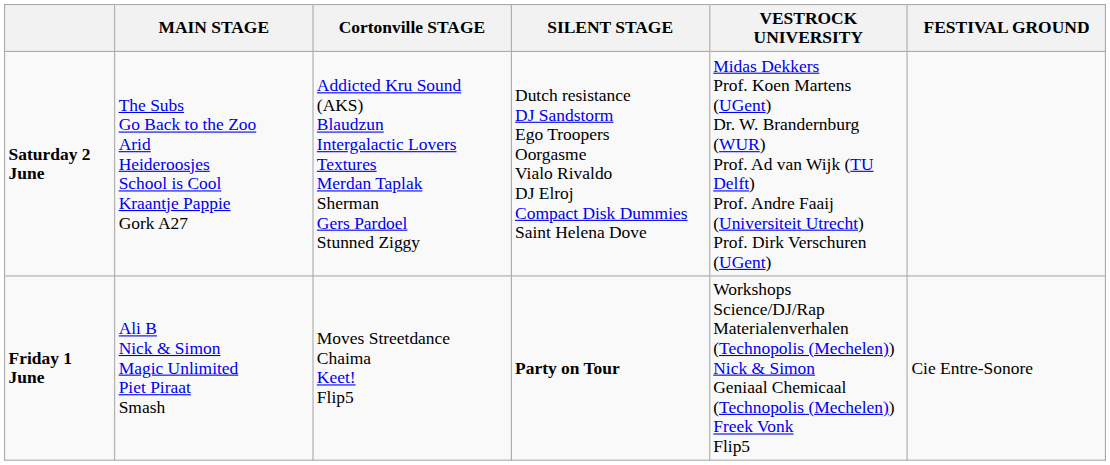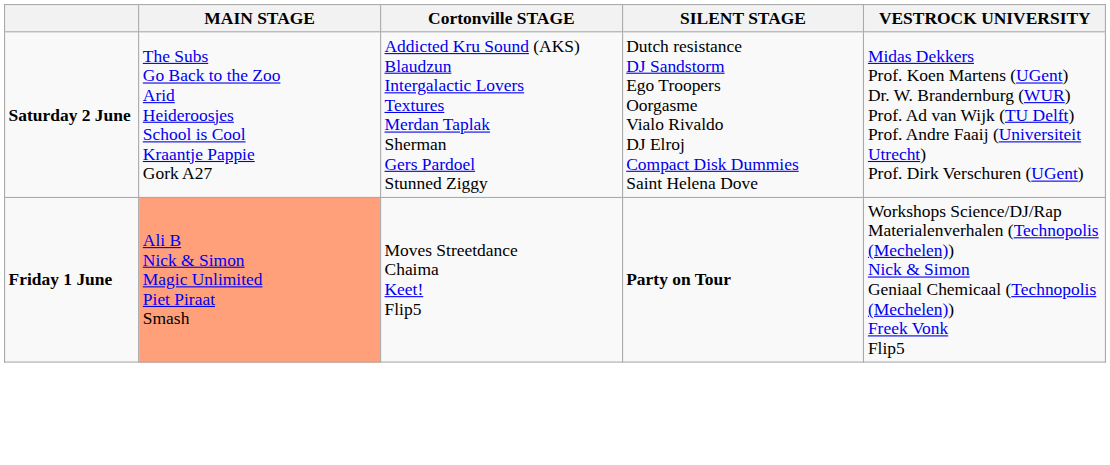- column: (1007, 28)
(178, 367) no background -> (203, 279) lightsalmon background
